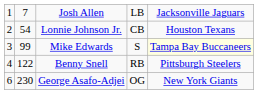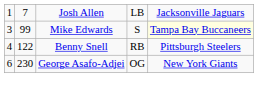- row: (81, 30)
